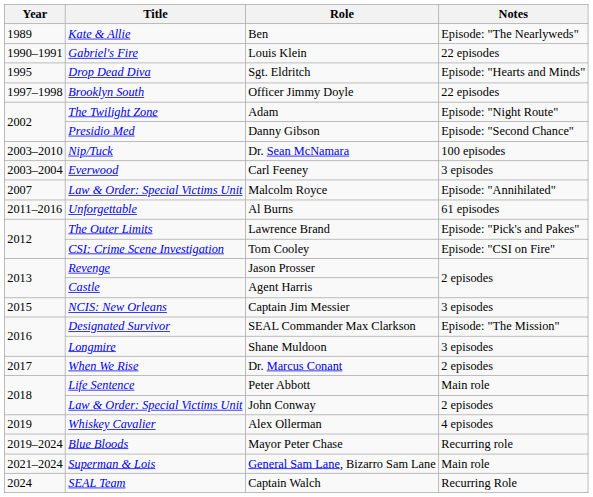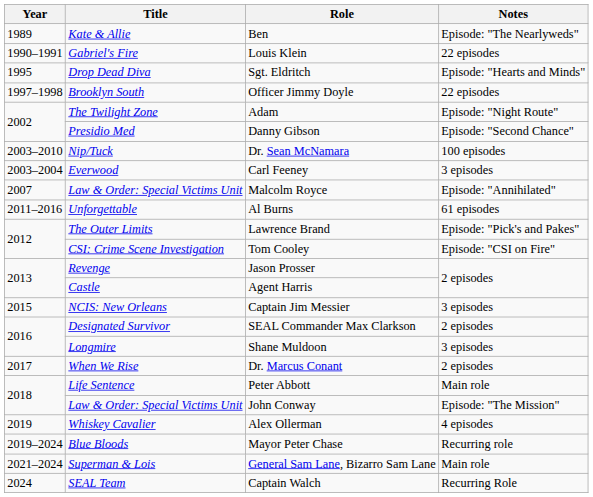(500, 326) Episode: "The Mission" -> (467, 326) 2 episodes
(467, 405) 2 episodes -> (500, 405) Episode: "The Mission"
